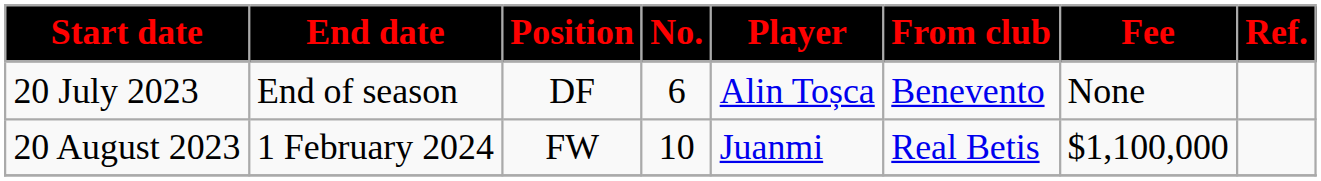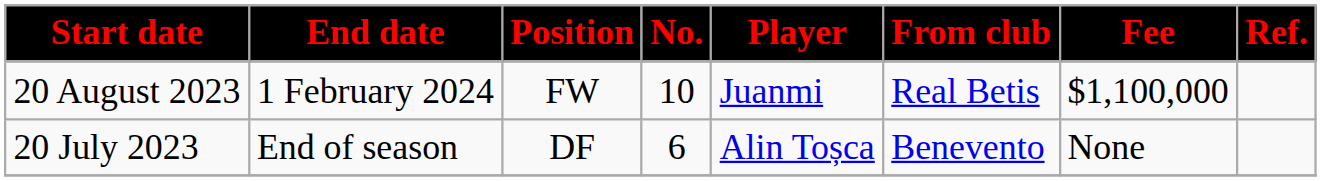rows swapped: (106, 89) <-> (127, 146)
